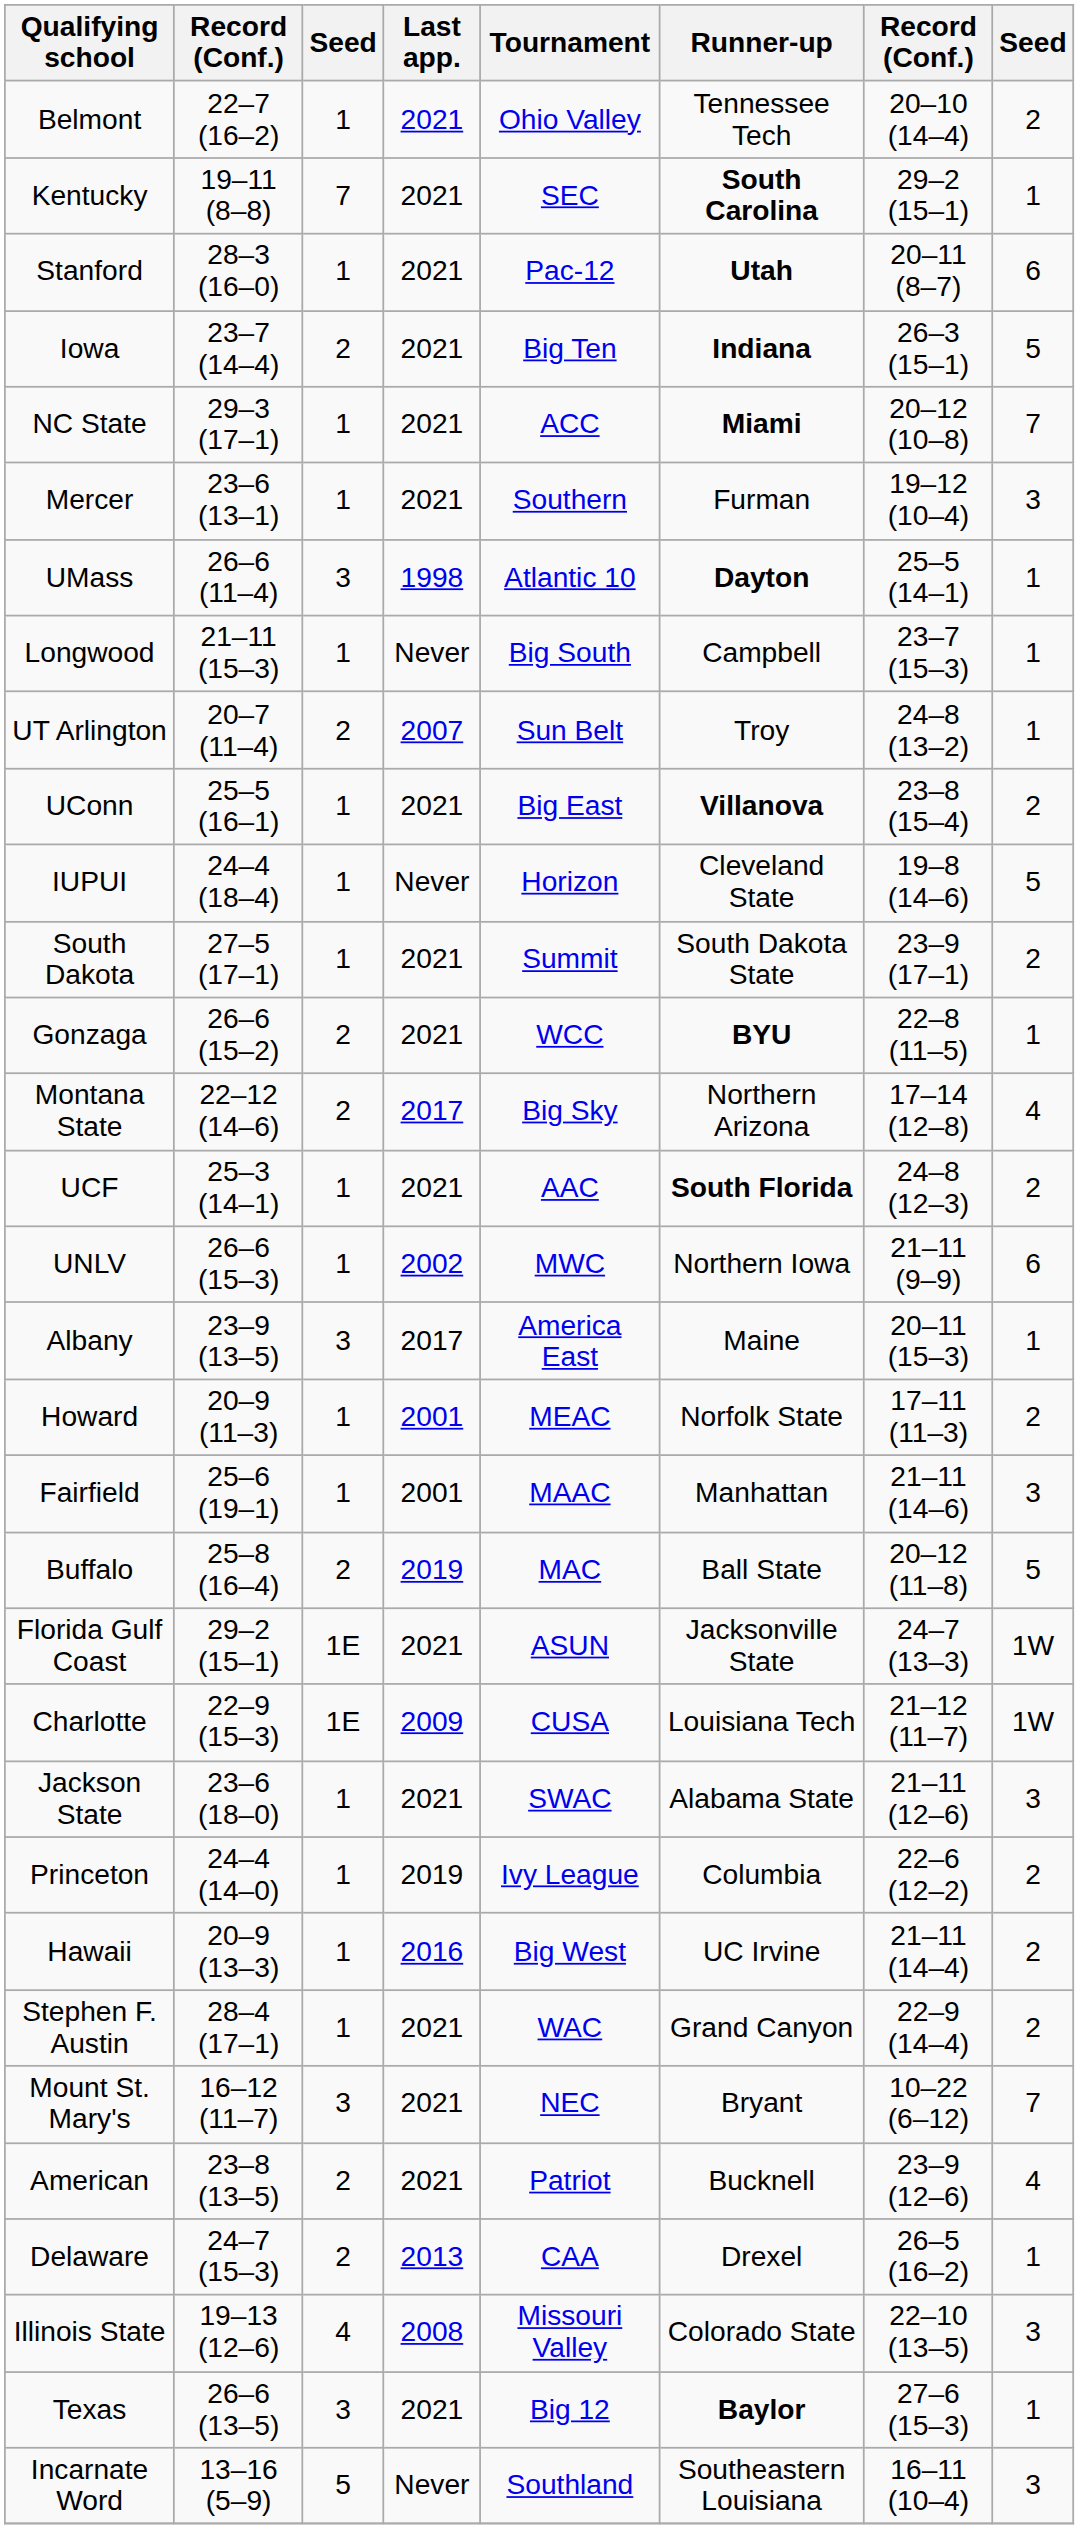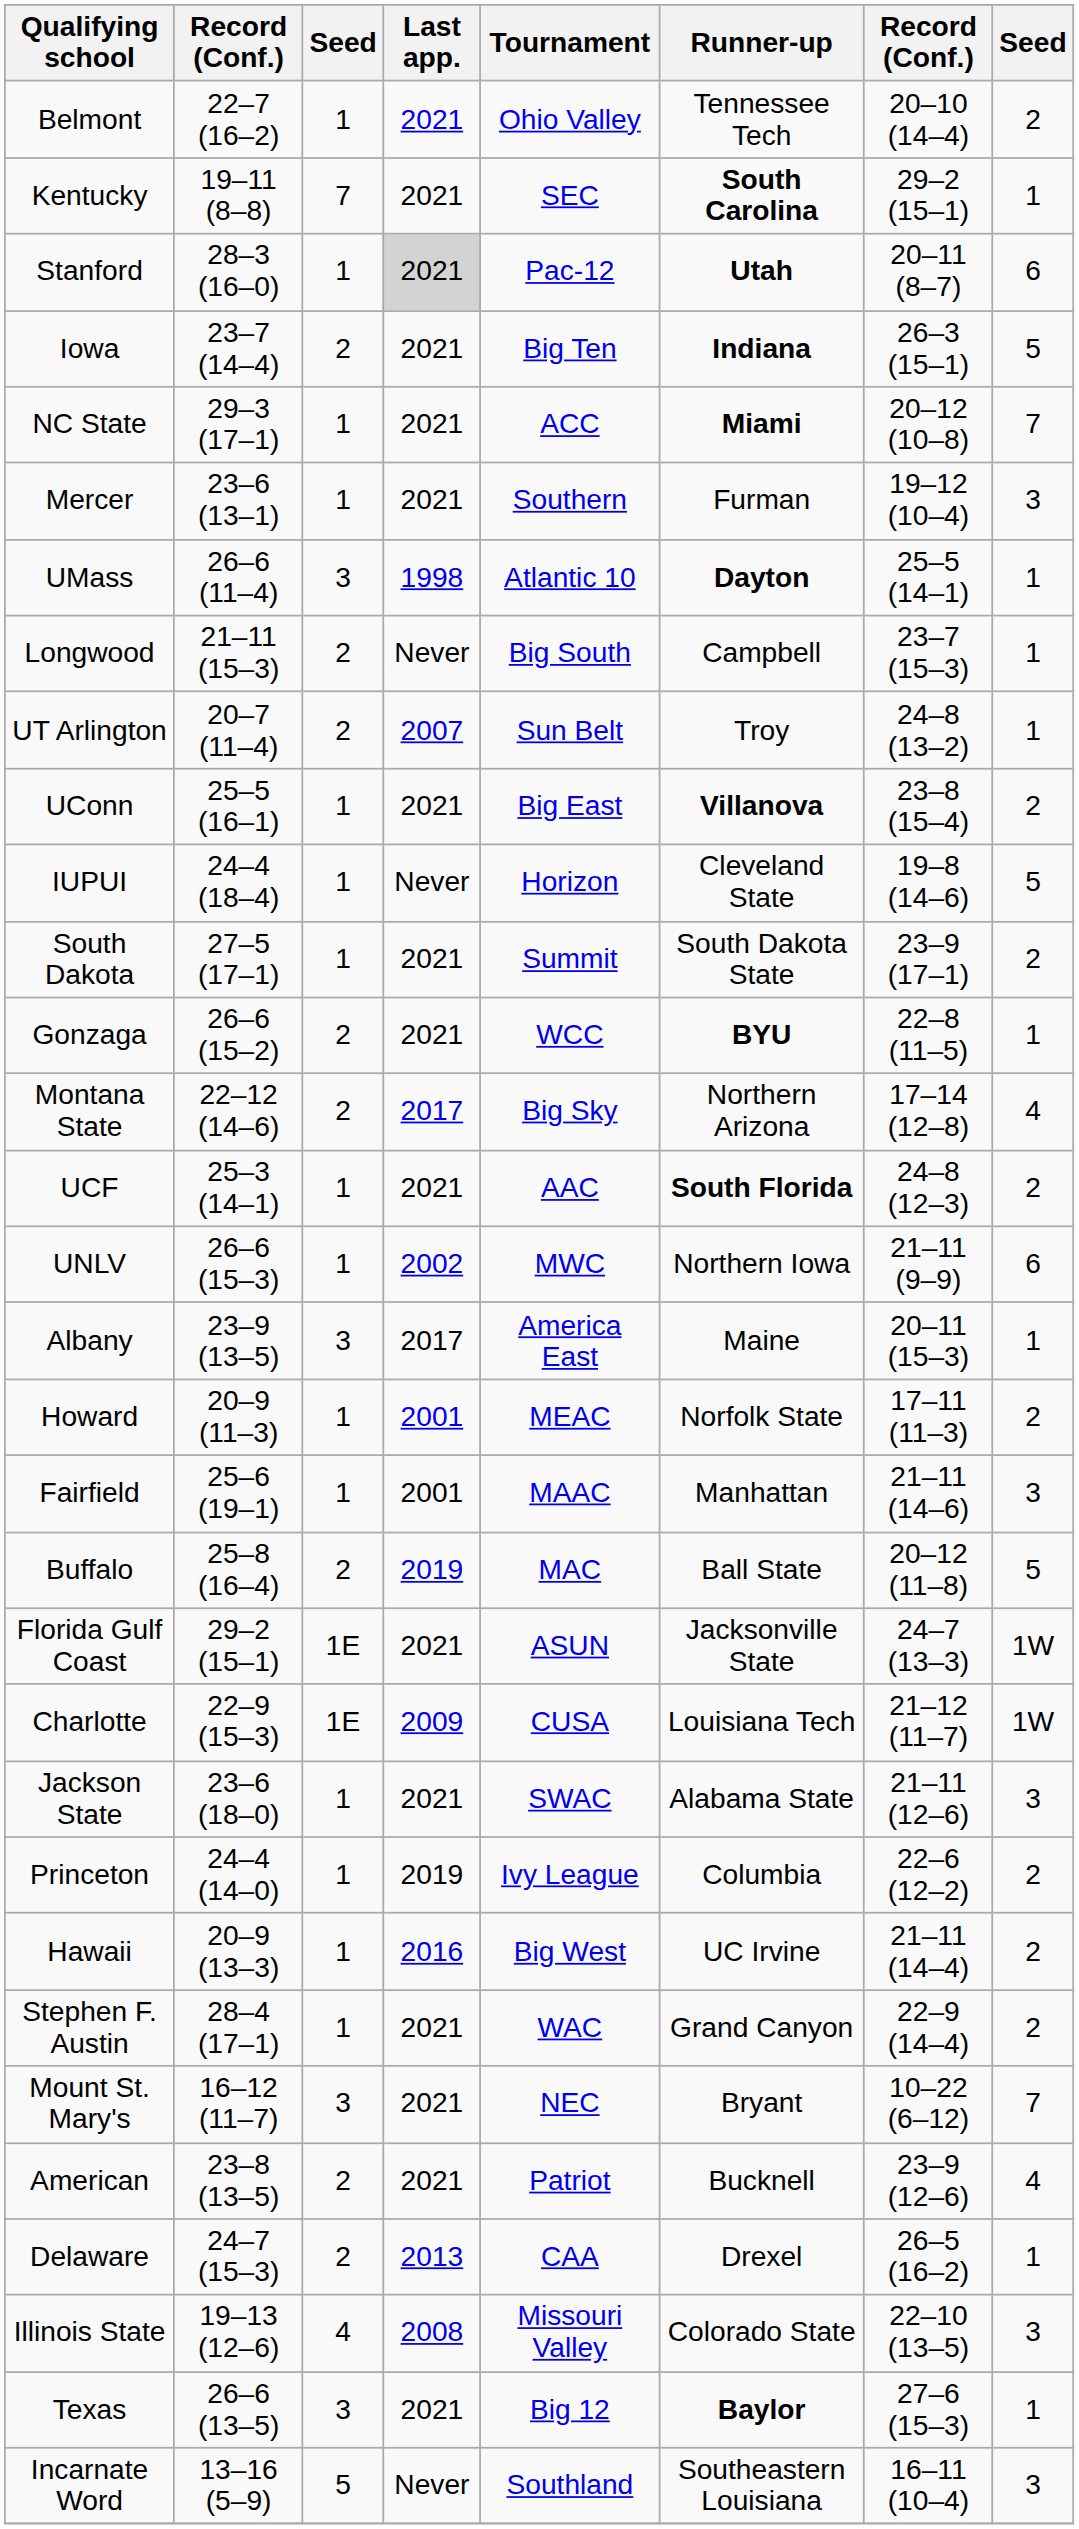(432, 271) no background -> (432, 271) lightgrey background
(343, 653) 1 -> (343, 653) 2
